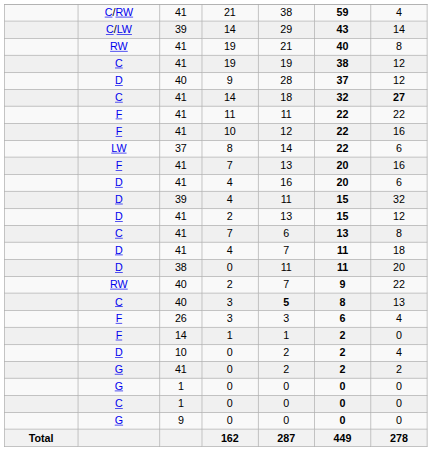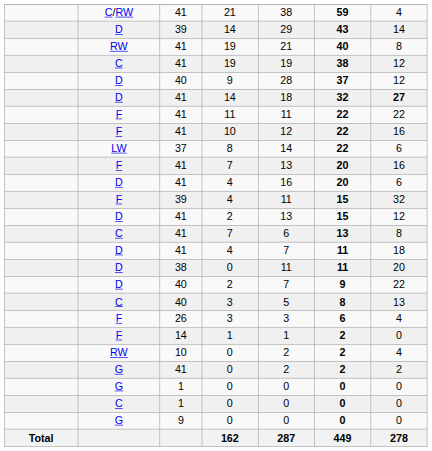(119, 30) C/LW -> (119, 30) D
(119, 98) C -> (119, 98) D
(119, 200) D -> (119, 200) F
(119, 285) RW -> (119, 285) D
(286, 302) bold -> (286, 302) normal
(119, 353) D -> (119, 353) RW
